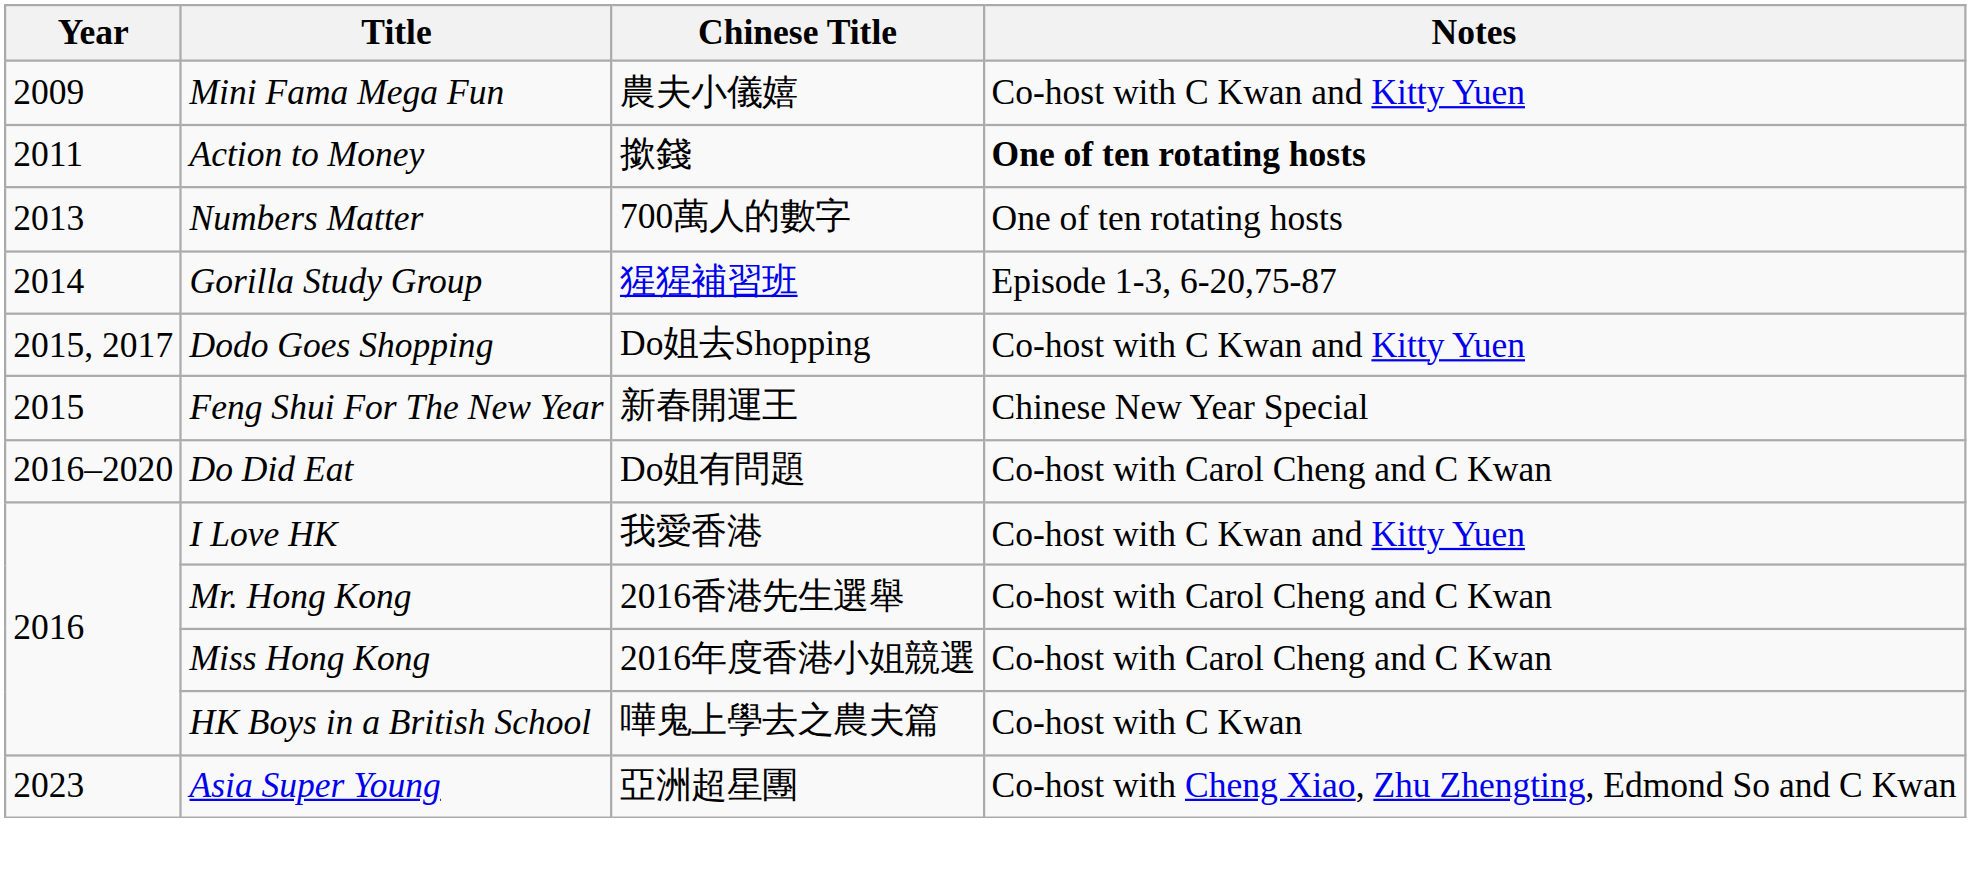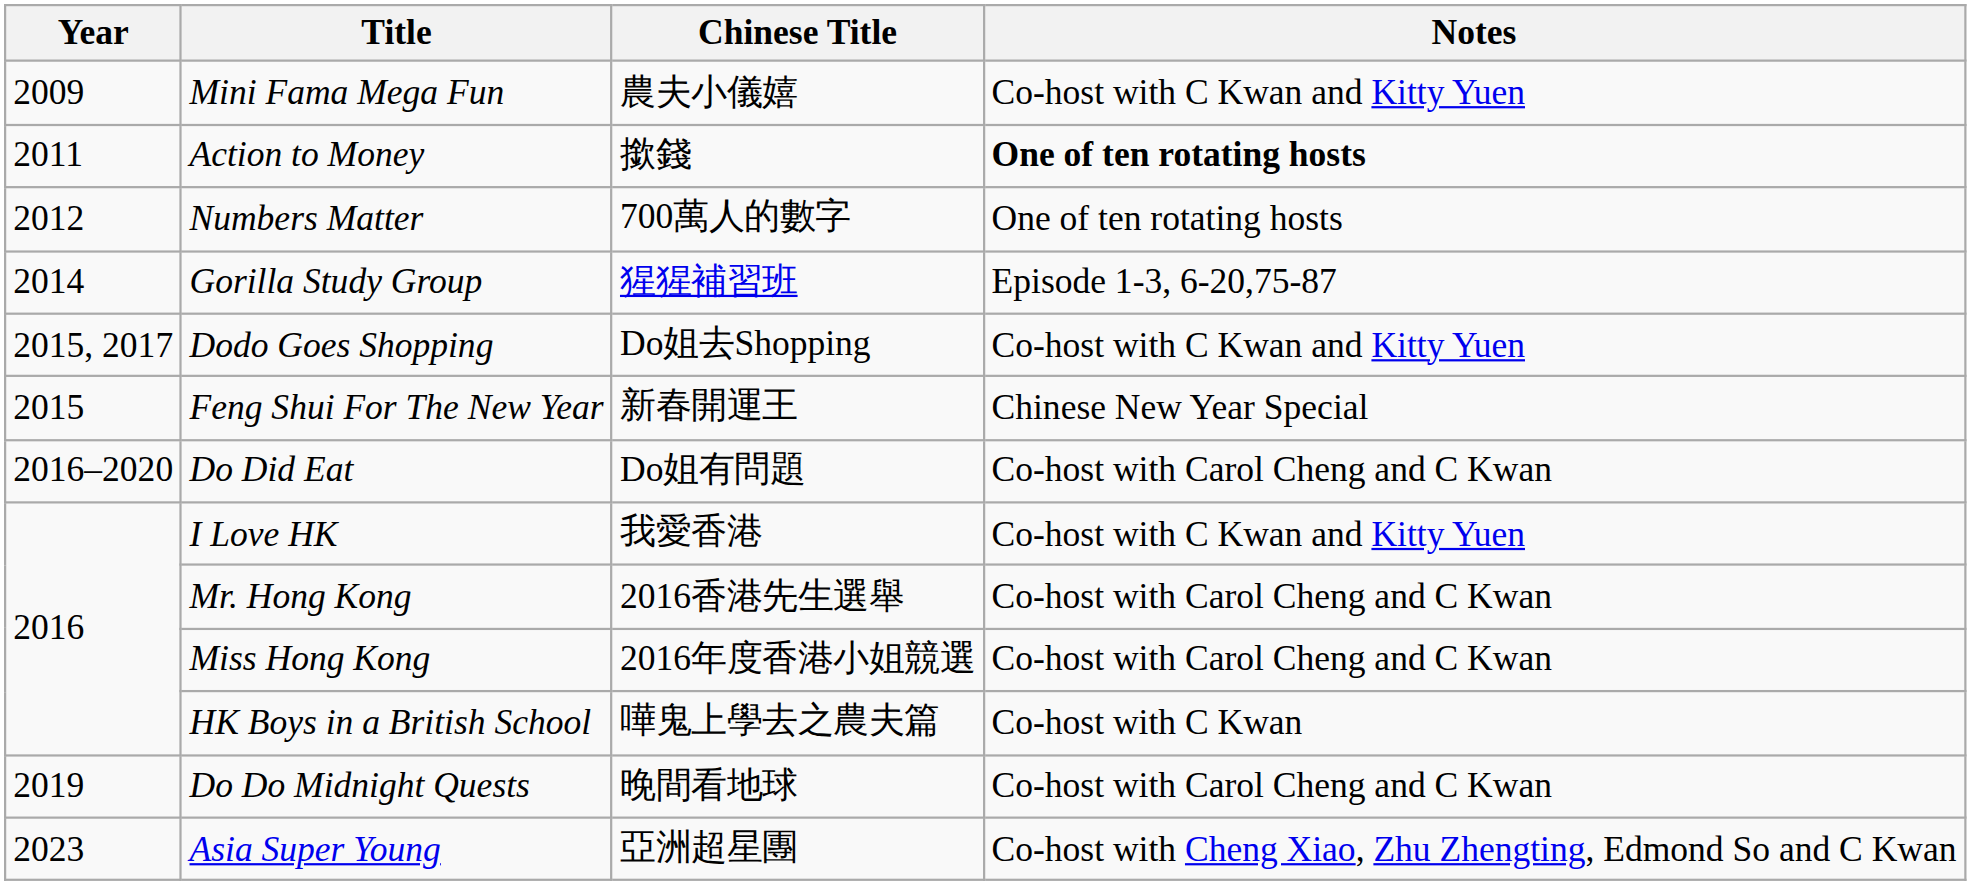(49, 218) 2013 -> (49, 218) 2012
+ row: (360, 785)
